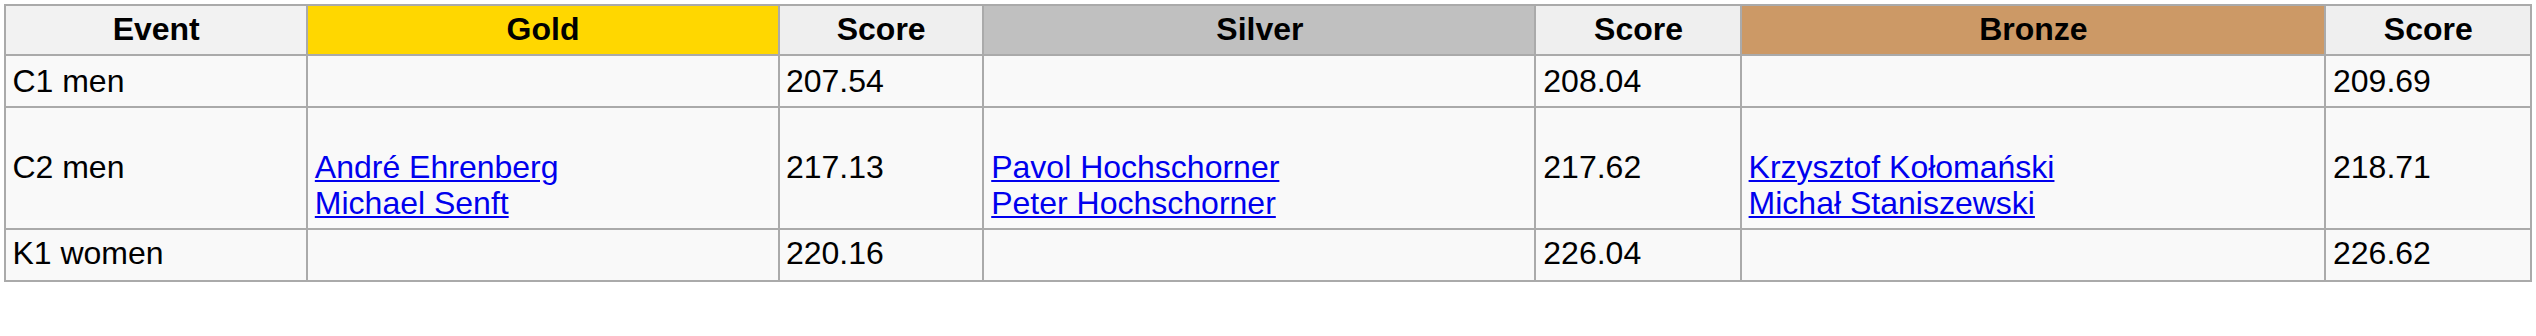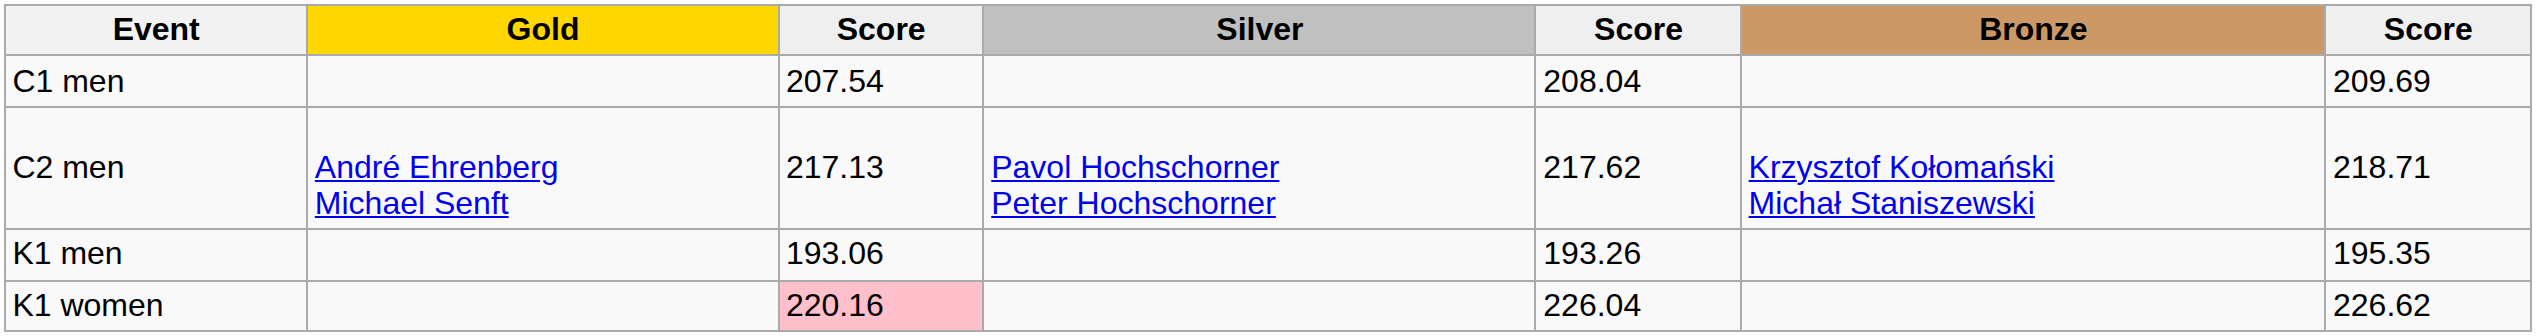+ row: (68, 254)
(835, 254) no background -> (835, 304) pink background
